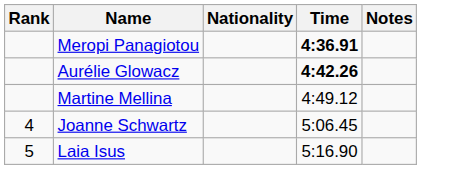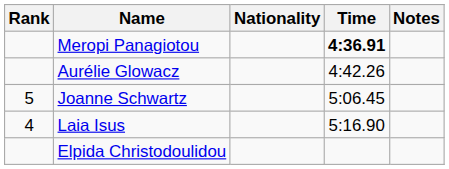(330, 72) bold -> (357, 72) normal
- row: (115, 98)
(29, 125) 4 -> (29, 98) 5
(29, 152) 5 -> (29, 125) 4
+ row: (142, 152)
